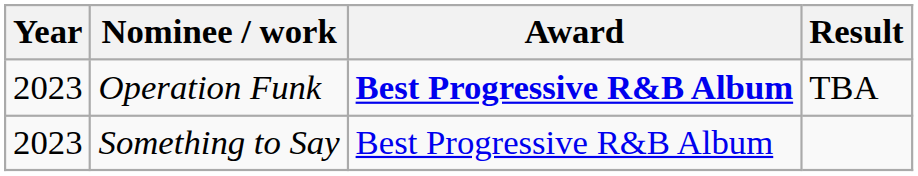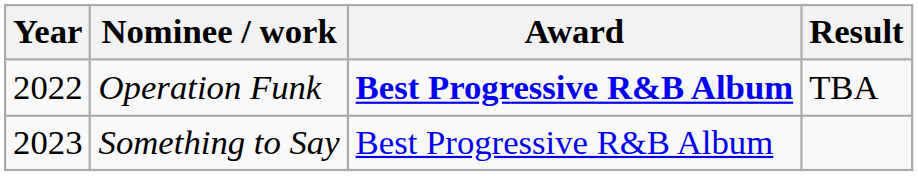(48, 87) 2023 -> (48, 87) 2022
